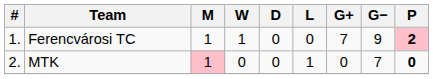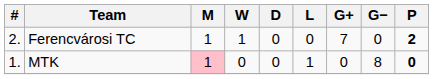(15, 39) 1. -> (15, 39) 2.
(378, 39) 9 -> (378, 39) 0
(412, 39) pink background -> (412, 39) no background
(15, 62) 2. -> (15, 62) 1.
(378, 62) 7 -> (378, 62) 8
